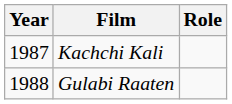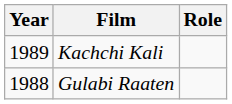(29, 51) 1987 -> (29, 51) 1989
